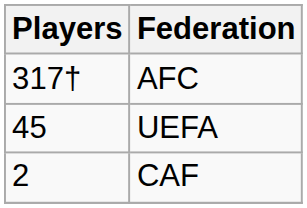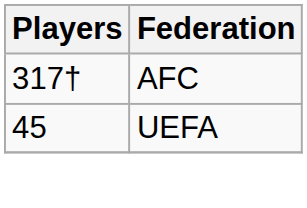- row: (168, 176)
